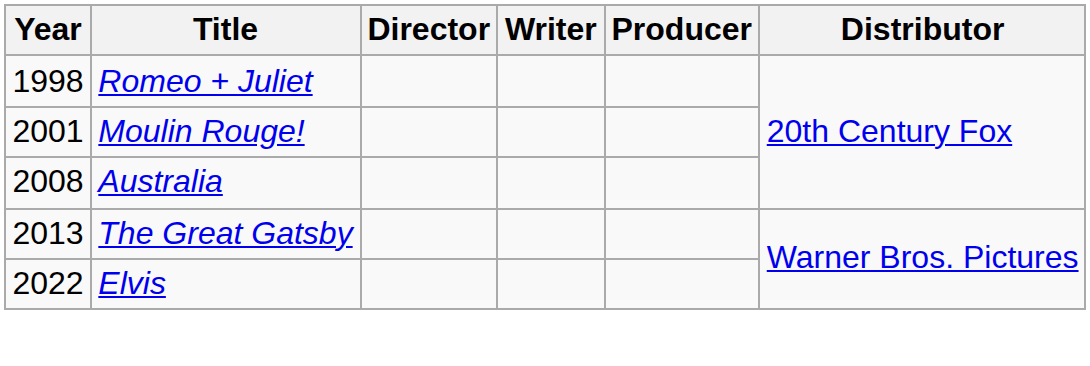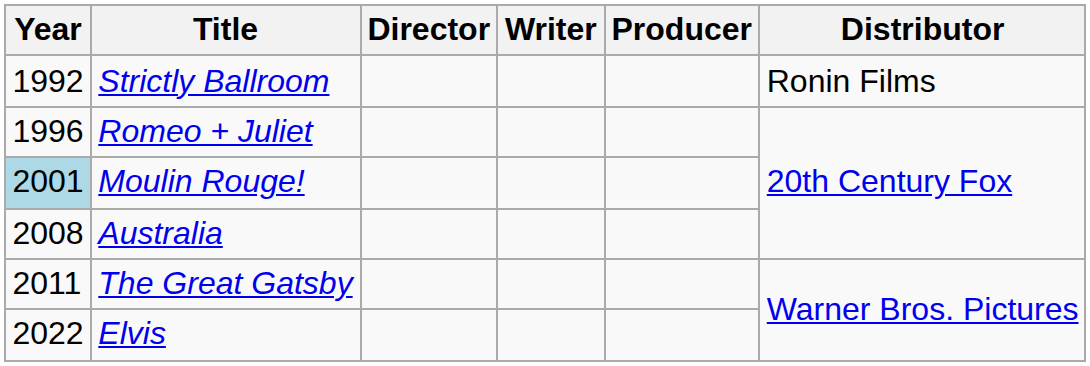+ row: (214, 80)
(48, 80) 1998 -> (48, 131) 1996
(48, 131) no background -> (48, 182) lightblue background
(48, 232) 2013 -> (47, 283) 2011
